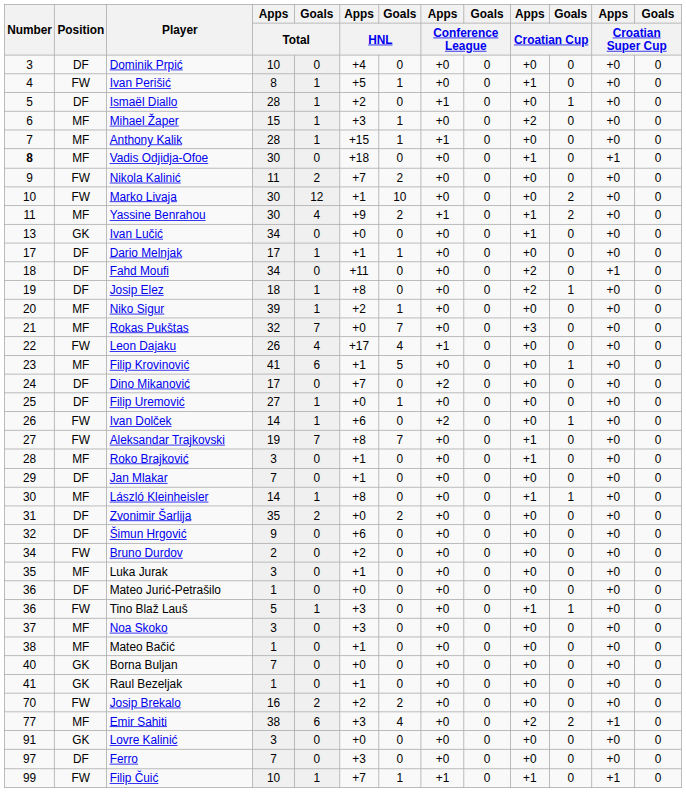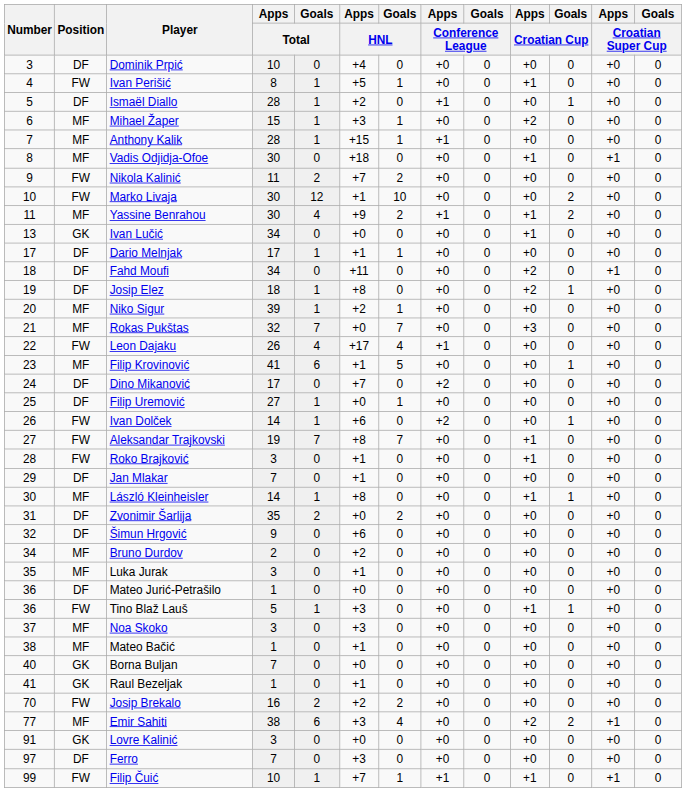(30, 159) bold -> (30, 159) normal
(81, 459) MF -> (81, 459) FW
(81, 553) FW -> (81, 553) MF
